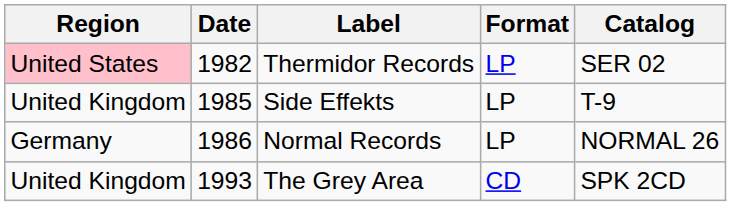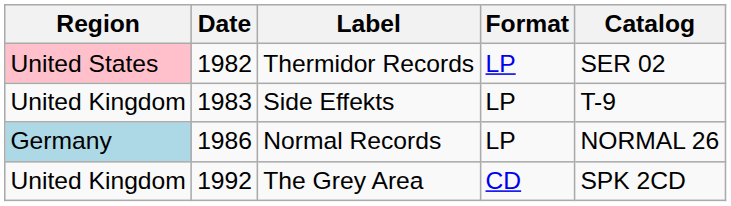(225, 102) 1985 -> (225, 102) 1983
(61, 141) no background -> (61, 141) lightblue background
(225, 180) 1993 -> (225, 180) 1992
